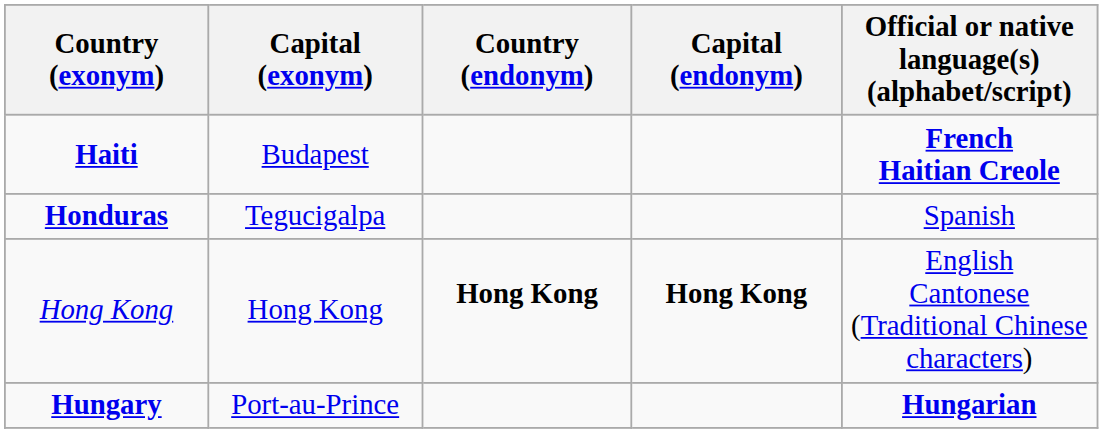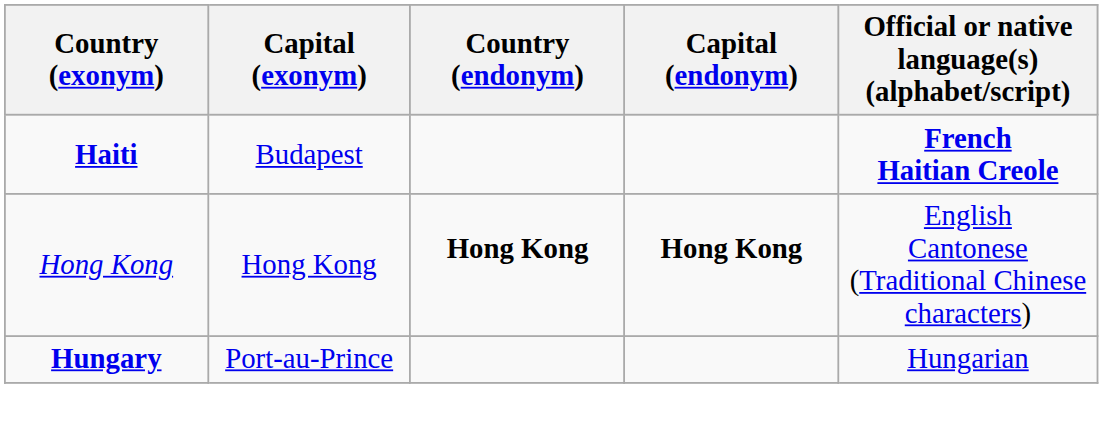- row: (106, 215)
(969, 404) bold -> (968, 358) normal
